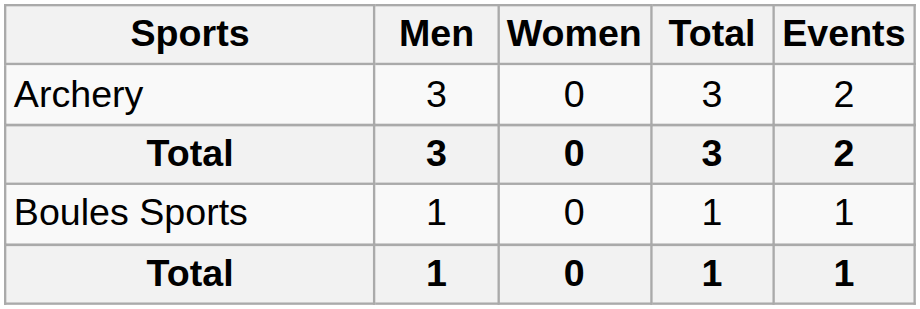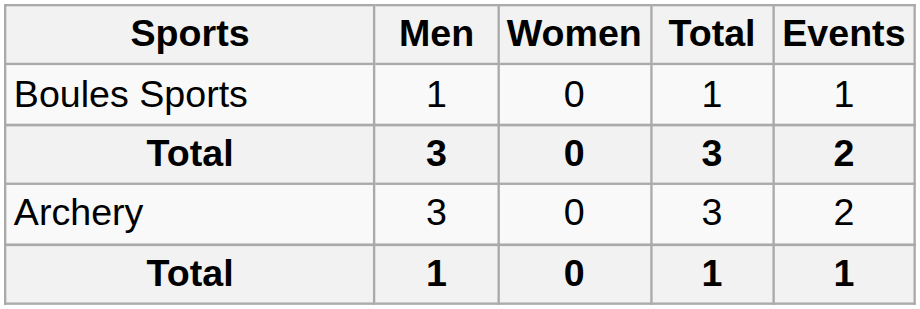rows swapped: (79, 93) <-> (131, 213)
